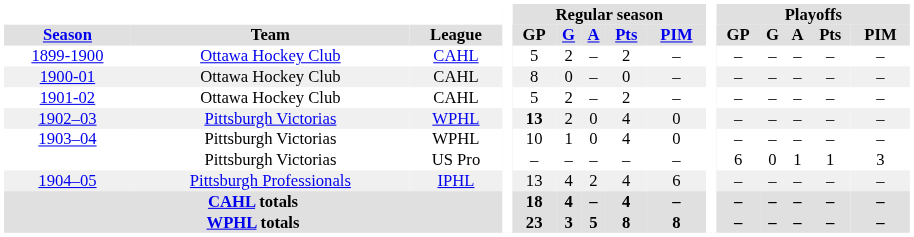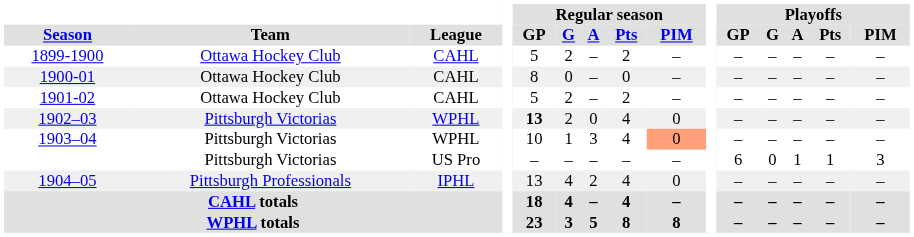(593, 139) 0 -> (593, 139) 3
(676, 139) no background -> (676, 139) lightsalmon background
(676, 180) 6 -> (676, 180) 0
